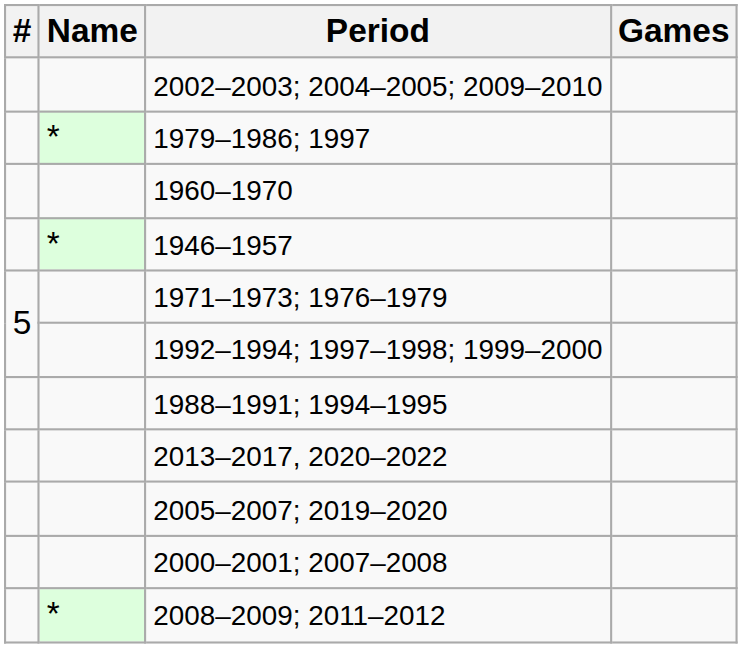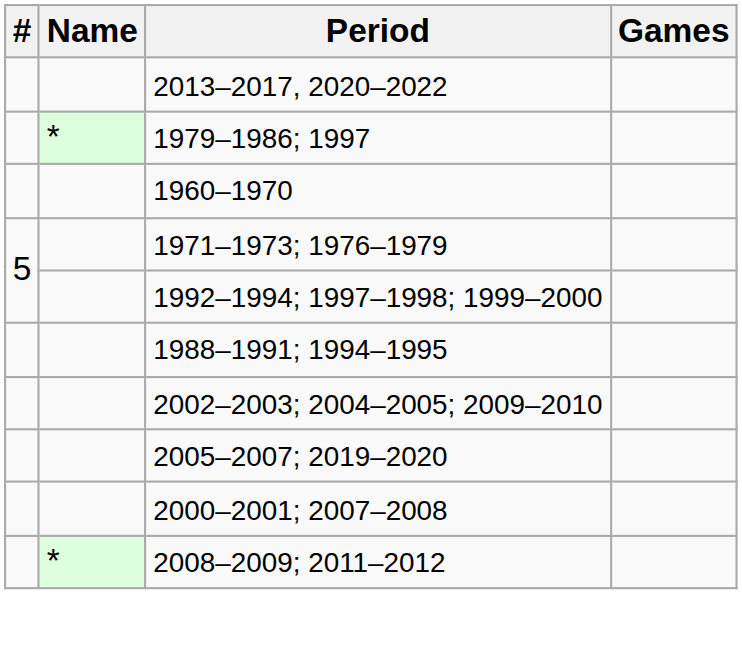rows swapped: (300, 457) <-> (378, 86)
- row: (223, 245)
